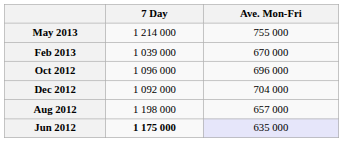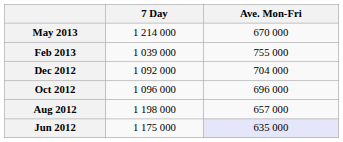(271, 33) 755 000 -> (271, 33) 670 000
(271, 52) 670 000 -> (271, 52) 755 000
rows swapped: (55, 90) <-> (55, 71)
(154, 128) bold -> (154, 128) normal
